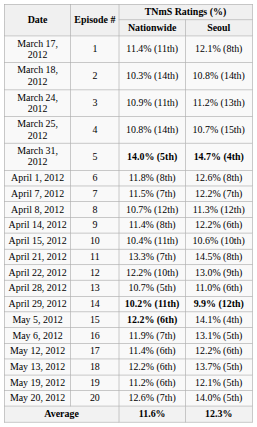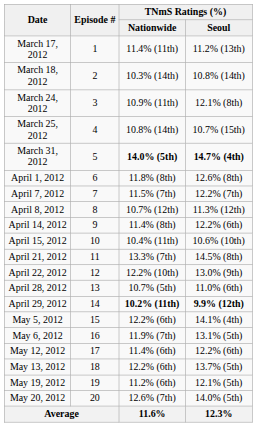(219, 49) 12.1% (8th) -> (219, 49) 11.2% (13th)
(219, 103) 11.2% (13th) -> (219, 103) 12.1% (8th)
(152, 319) bold -> (152, 319) normal
